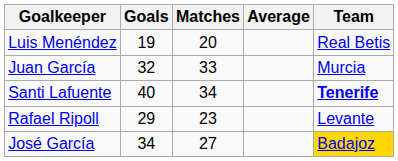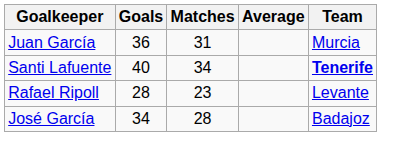- row: (62, 42)
(146, 67) 32 -> (141, 42) 36
(208, 67) 33 -> (203, 42) 31
(146, 118) 29 -> (141, 93) 28
(208, 144) 27 -> (203, 118) 28
(346, 144) gold background -> (341, 118) no background
